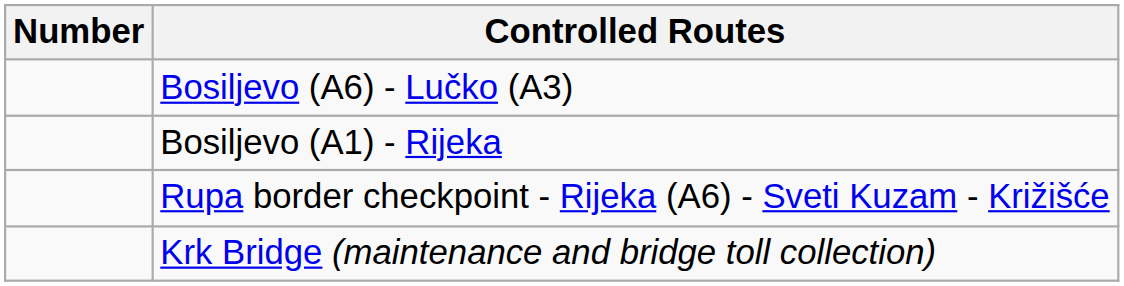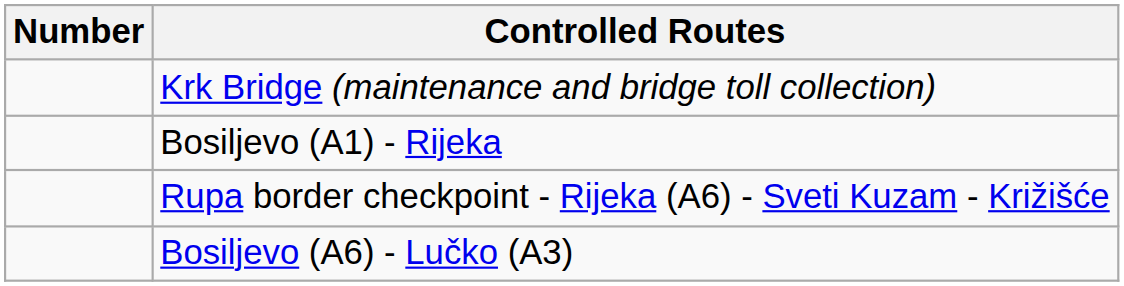rows swapped: (367, 87) <-> (548, 252)
